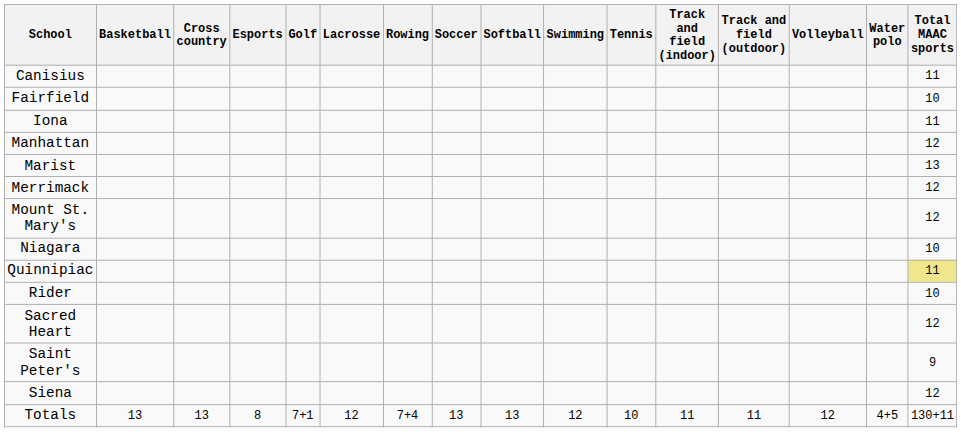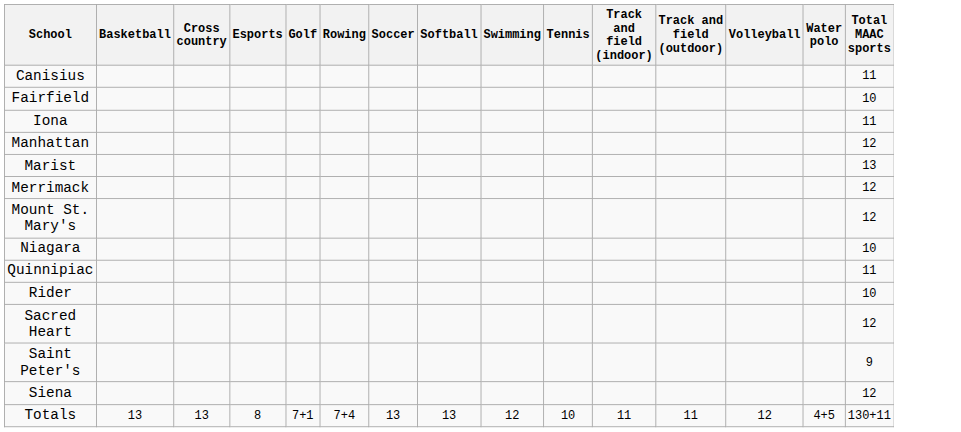- column: (352, 35)
(932, 271) khaki background -> (869, 271) no background
